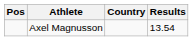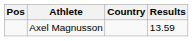(162, 28) 13.54 -> (162, 28) 13.59
